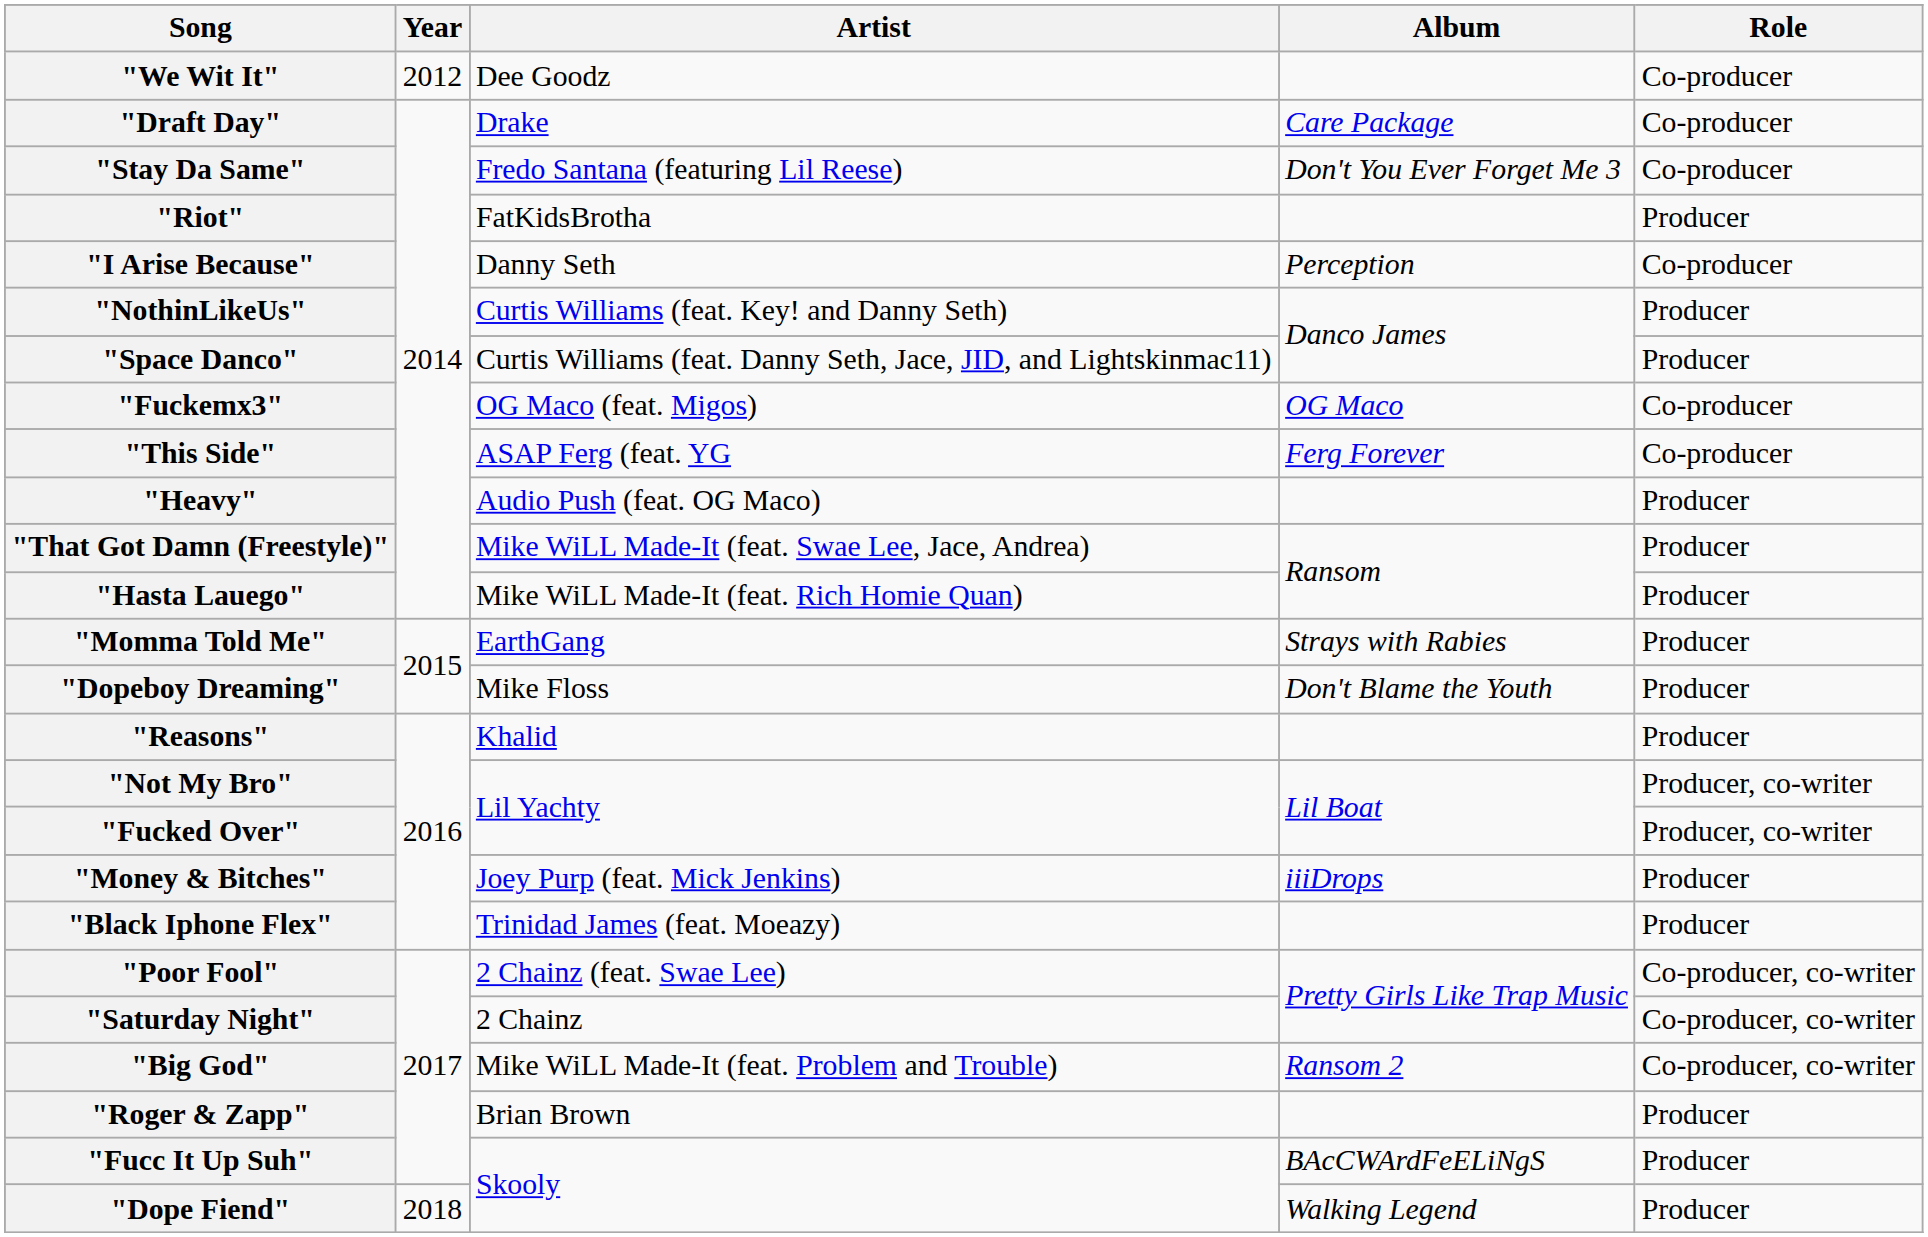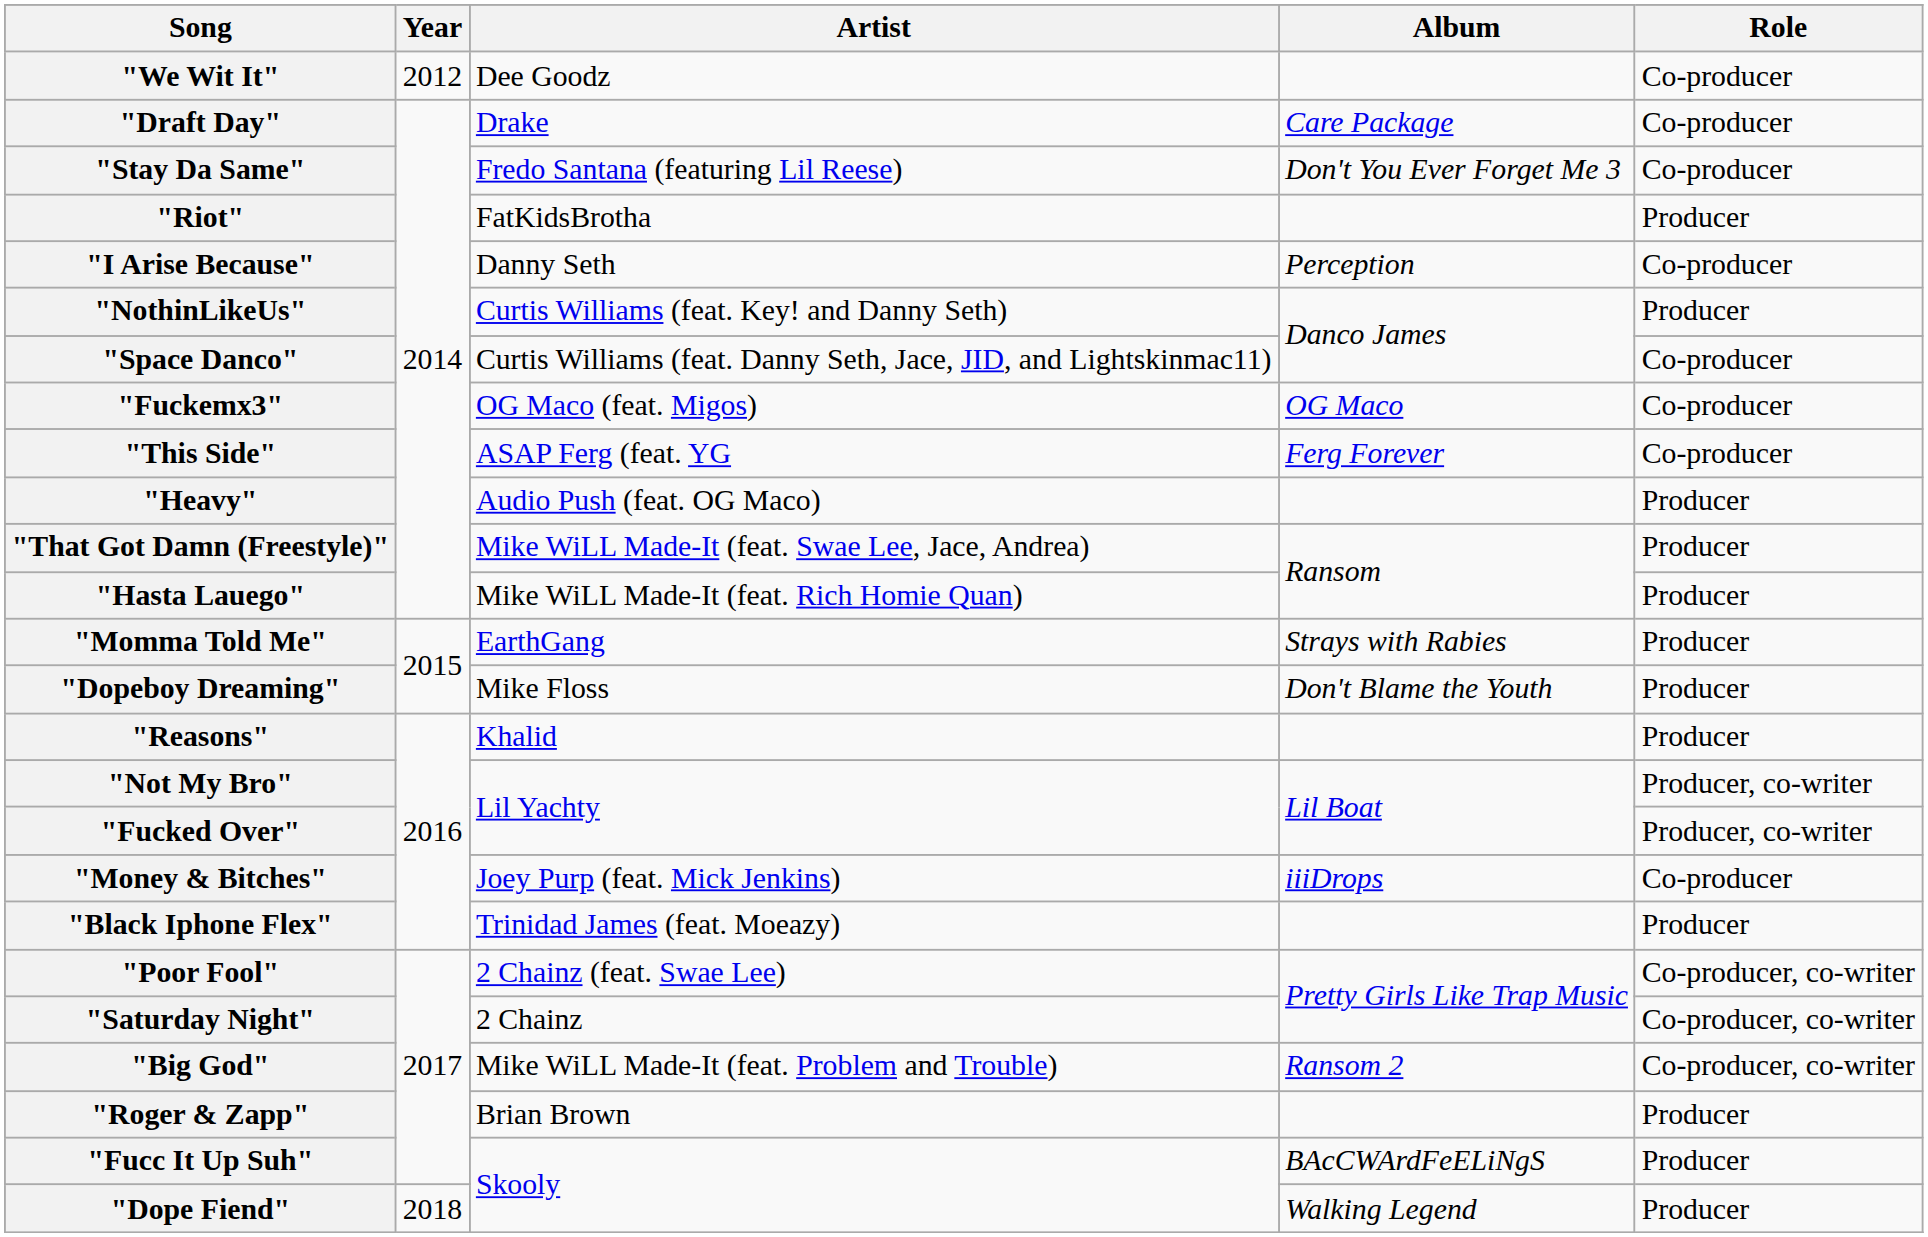(1695, 358) Producer -> (1717, 358) Co-producer
(1695, 877) Producer -> (1717, 877) Co-producer
